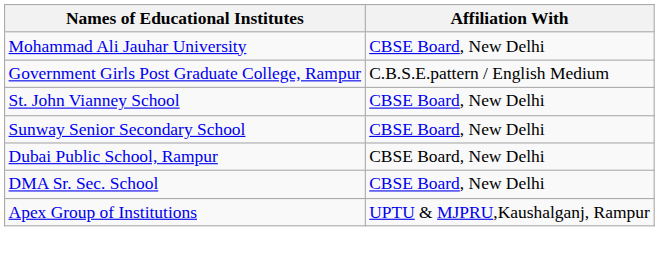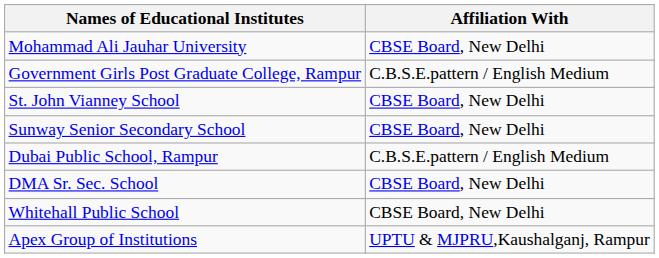(457, 156) CBSE Board, New Delhi -> (489, 156) C.B.S.E.pattern / English Medium
+ row: (94, 211)
